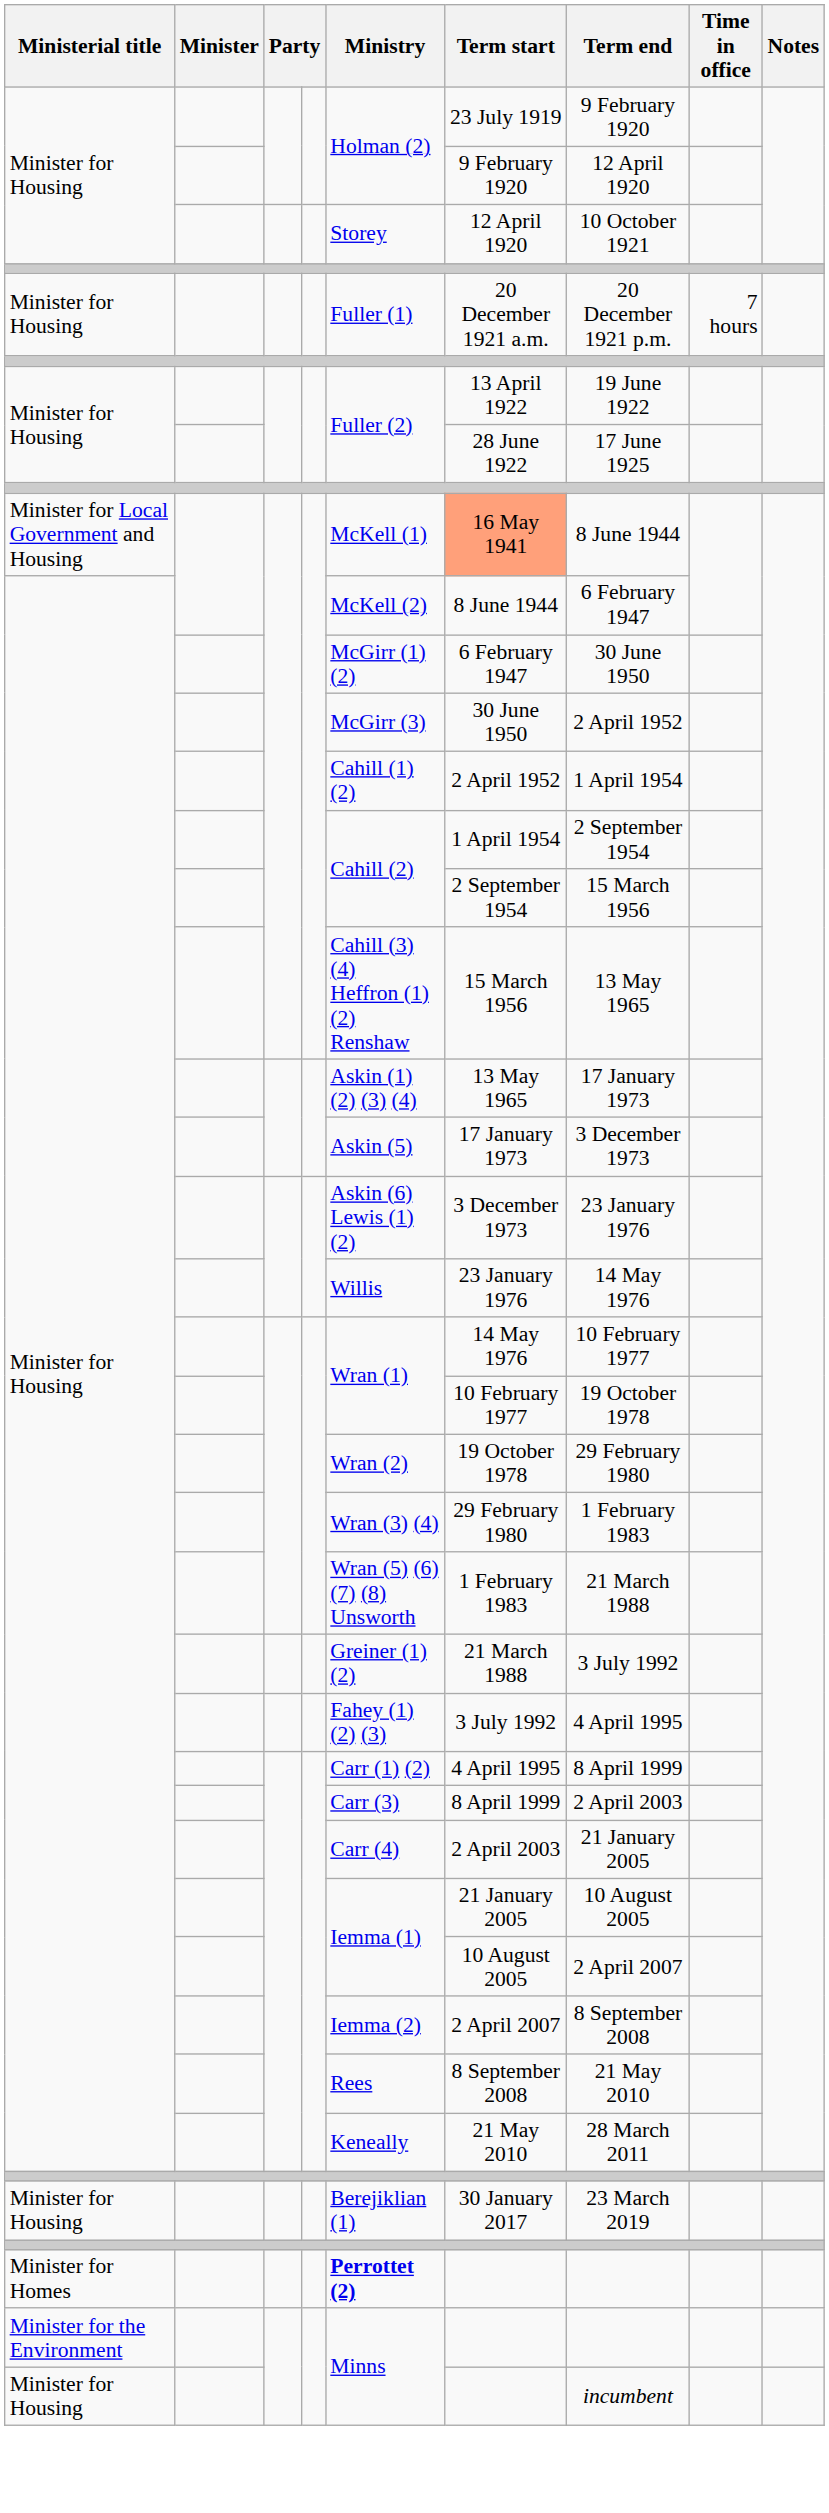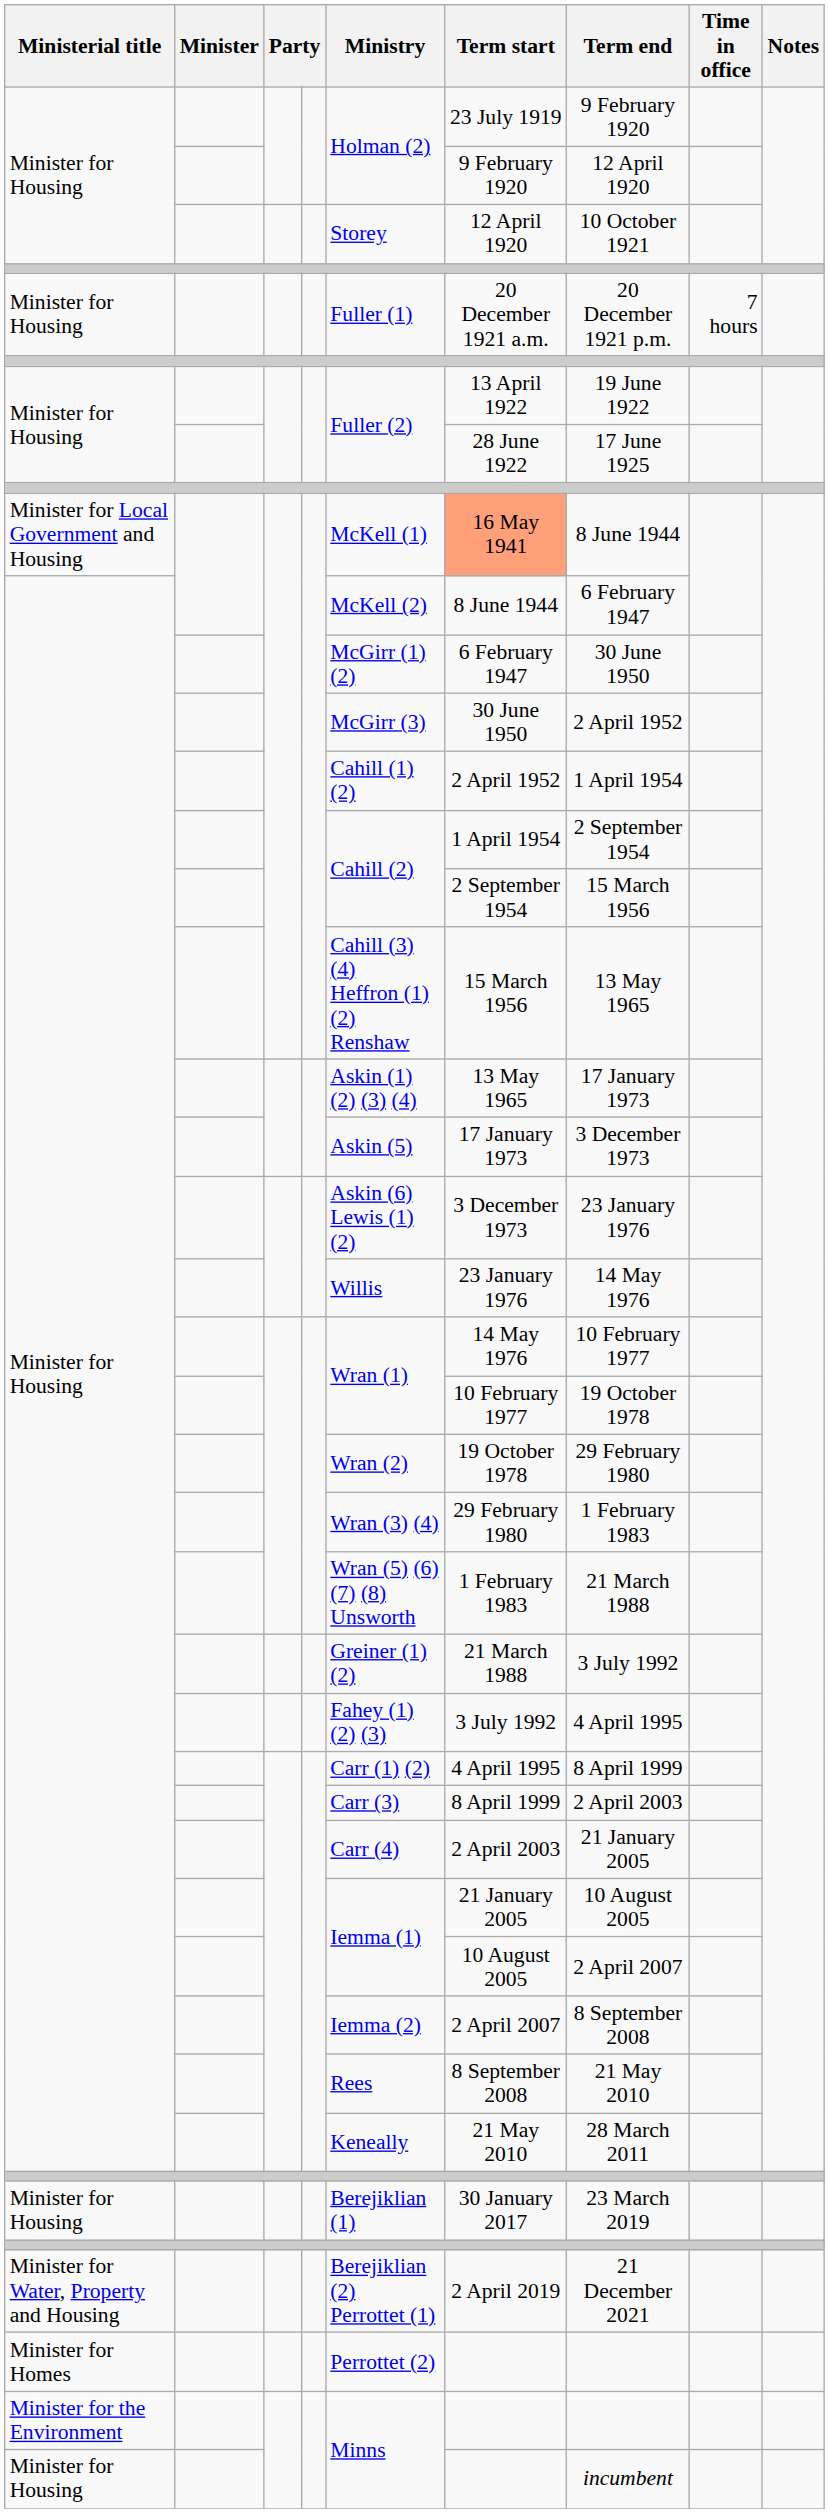+ row: (77, 2290)
(372, 2278) bold -> (383, 2361) normal
